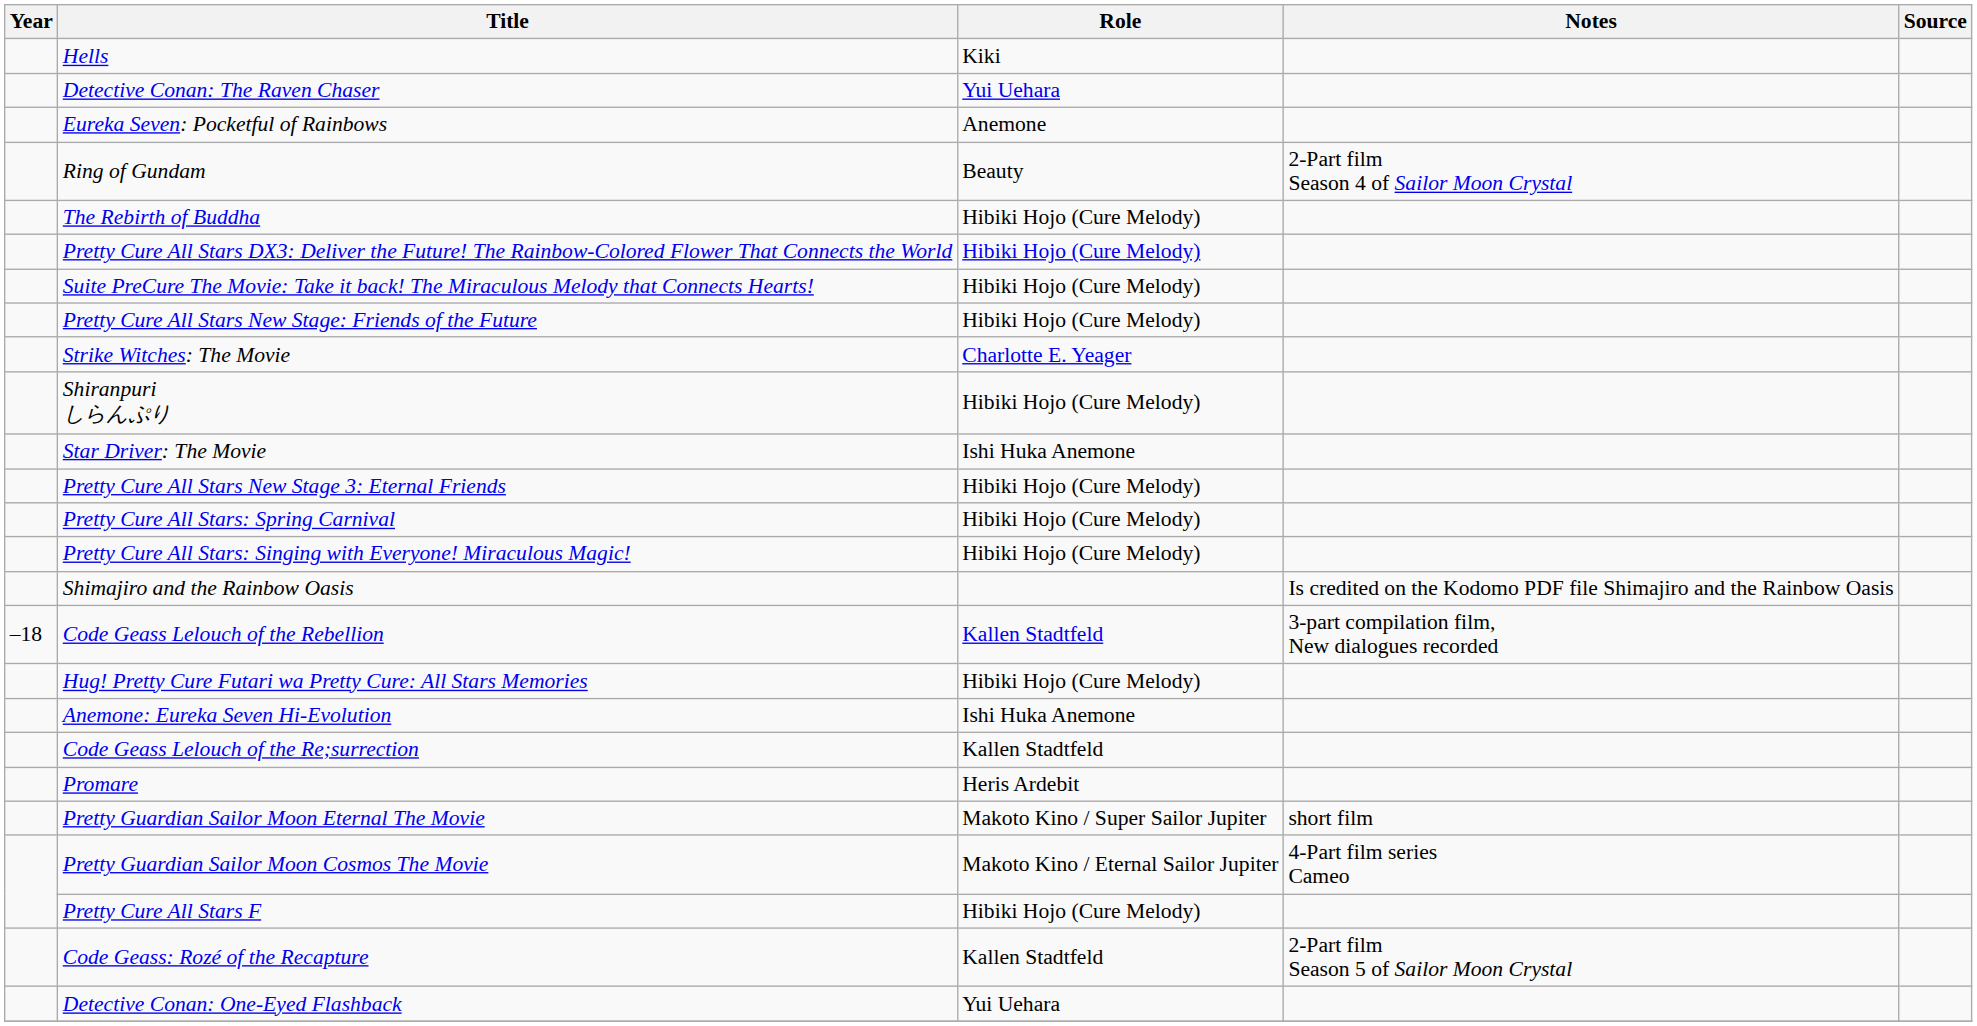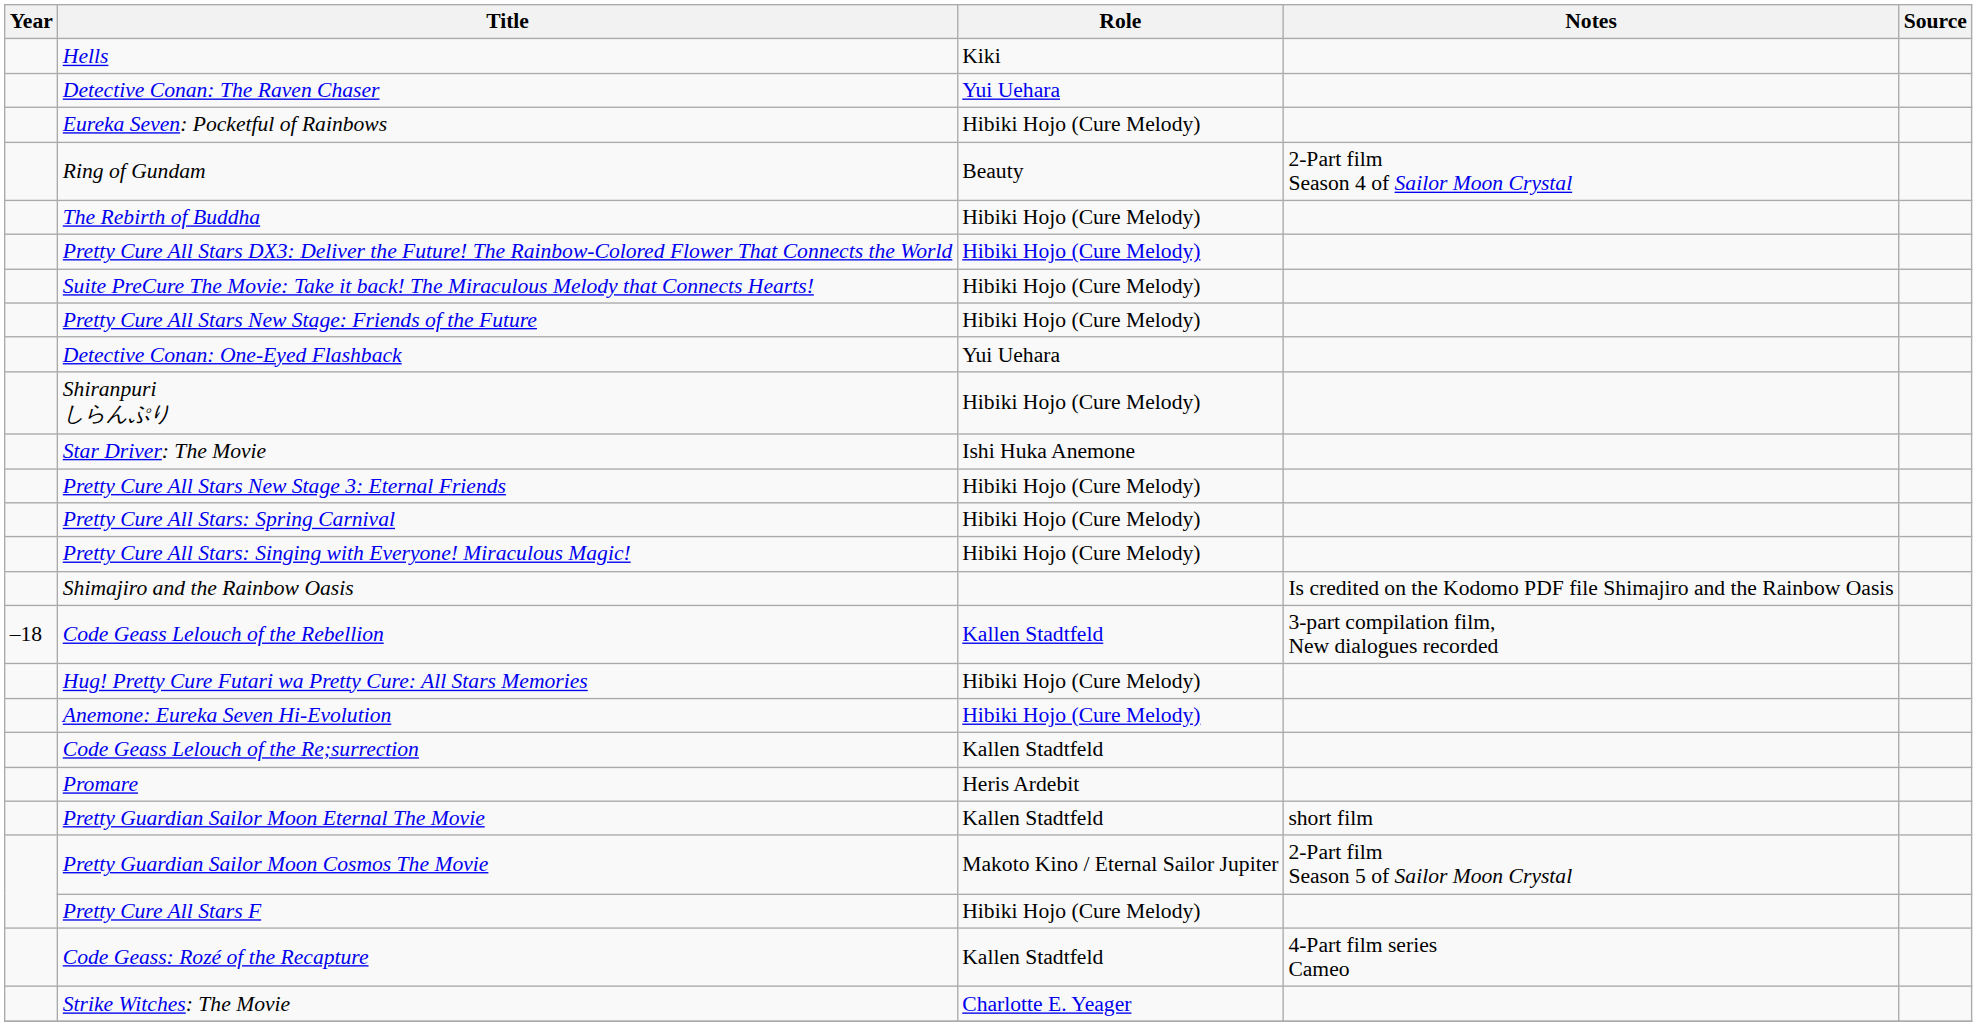(1004, 124) Anemone -> (1081, 124) Hibiki Hojo (Cure Melody)
rows swapped: (176, 354) <-> (232, 1003)
(1049, 715) Ishi Huka Anemone -> (1081, 715) Hibiki Hojo (Cure Melody)
(1114, 817) Makoto Kino / Super Sailor Jupiter -> (1033, 817) Kallen Stadtfeld
(1363, 864) 4-Part film series Cameo -> (1430, 864) 2-Part film Season 5 of Sailor Moon Crystal
(1430, 957) 2-Part film Season 5 of Sailor Moon Crystal -> (1363, 957) 4-Part film series Cameo
